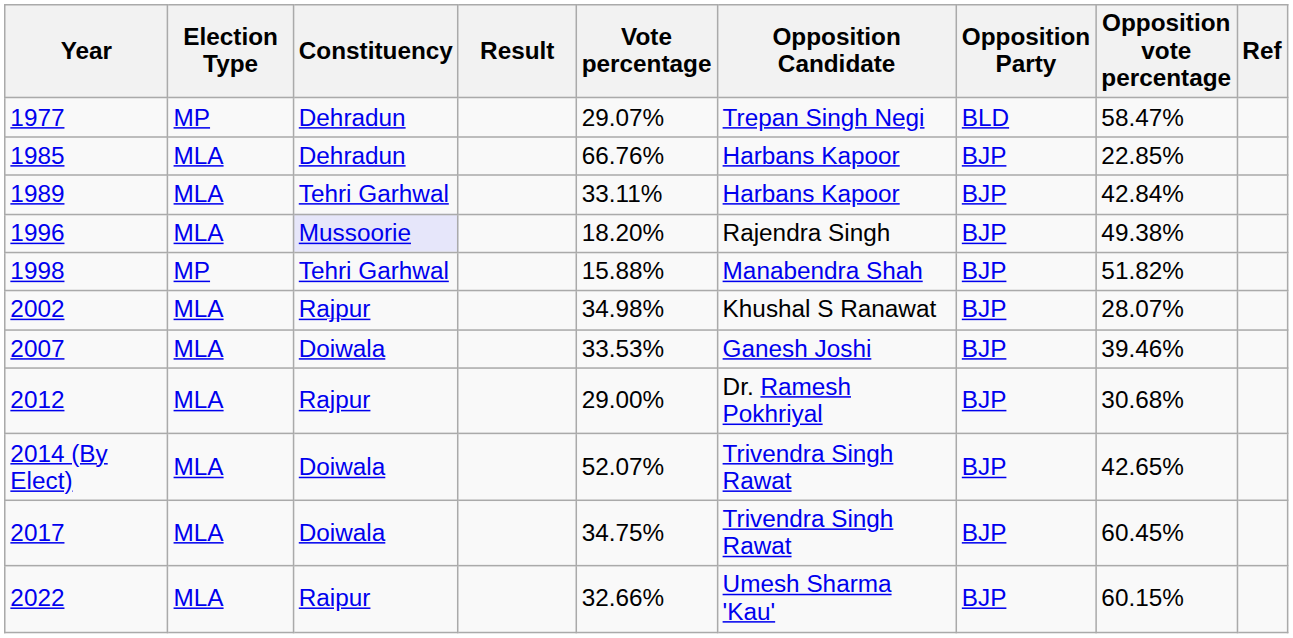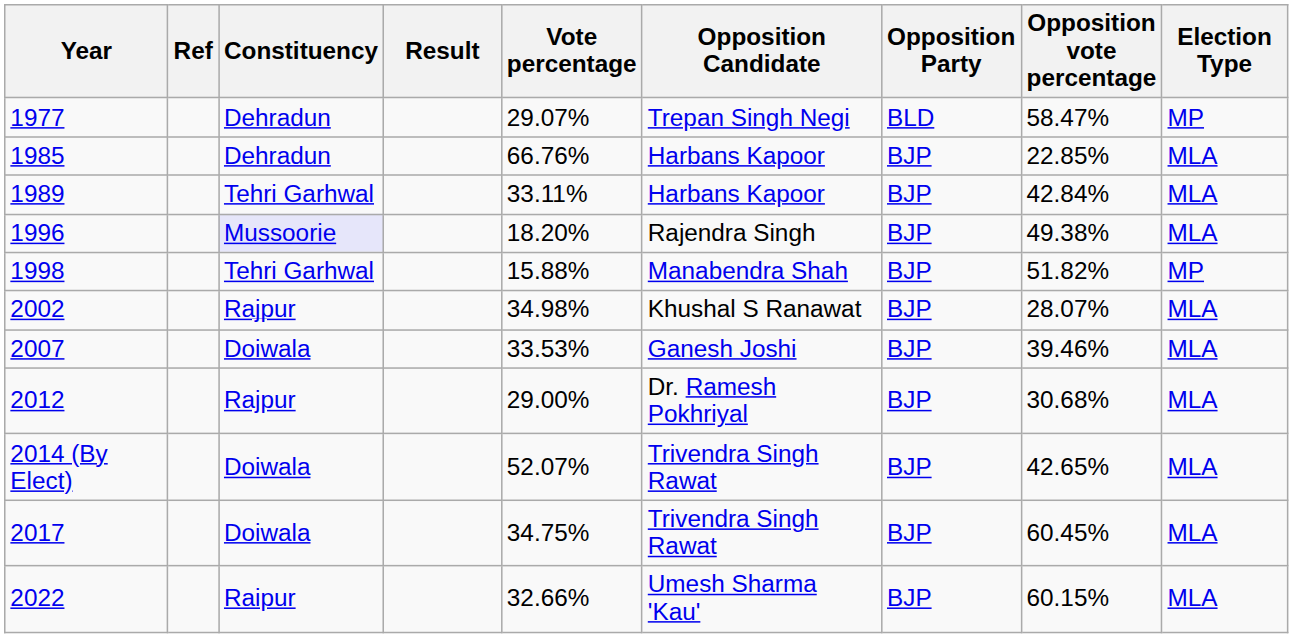columns swapped: (231, 51) <-> (1262, 51)
